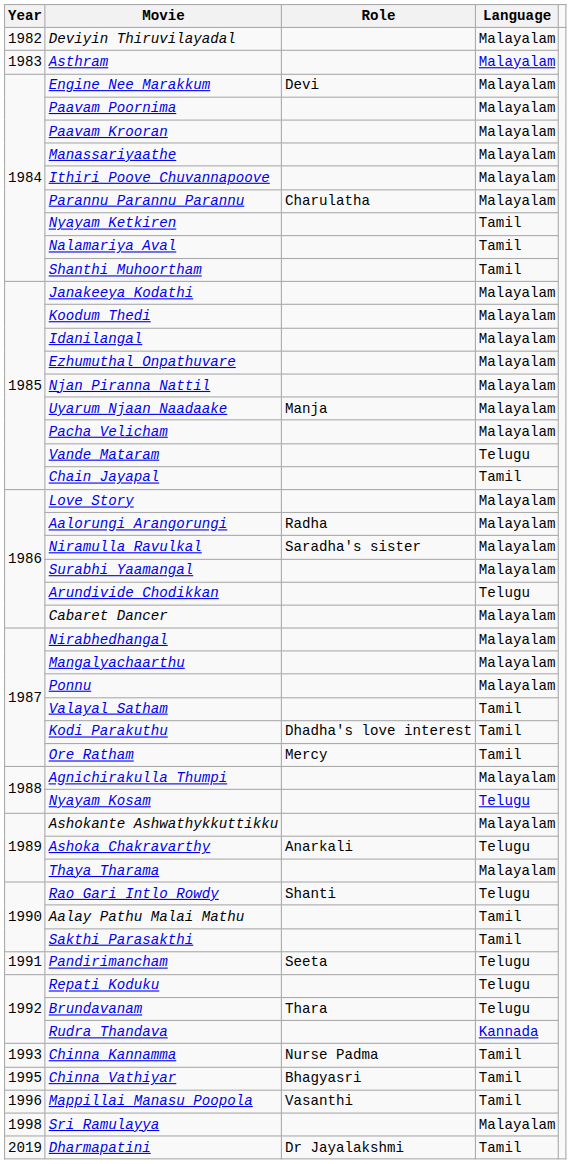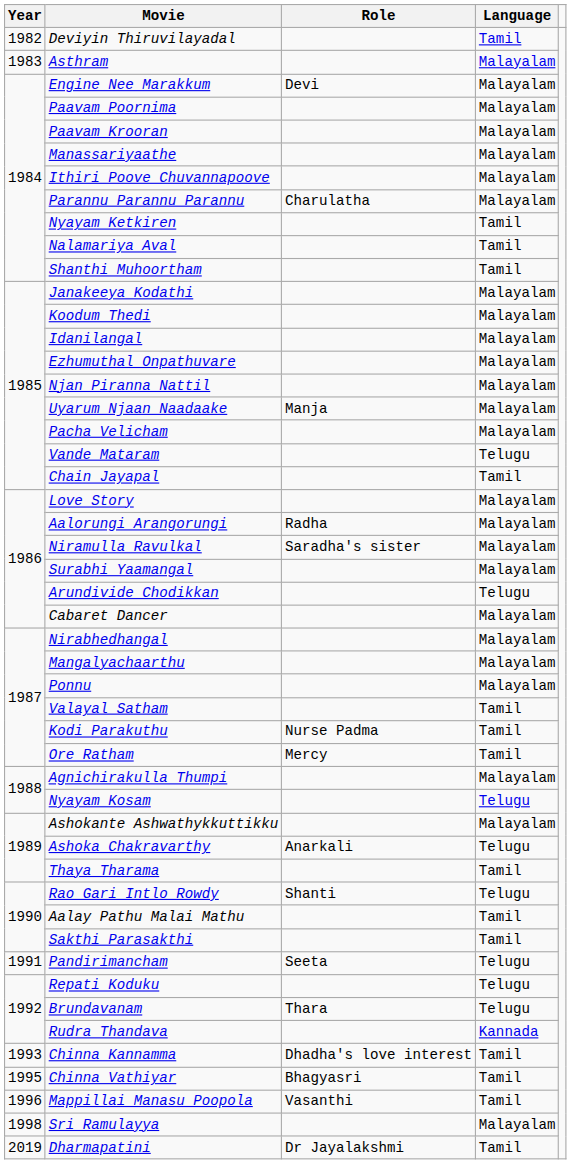(517, 39) Malayalam -> (500, 39) Tamil
(379, 732) Dhadha's love interest -> (332, 732) Nurse Padma
(517, 871) Malayalam -> (500, 871) Tamil
(332, 1055) Nurse Padma -> (379, 1055) Dhadha's love interest
